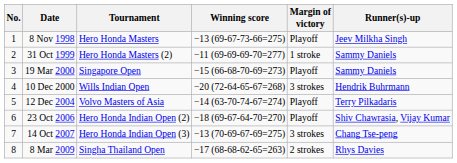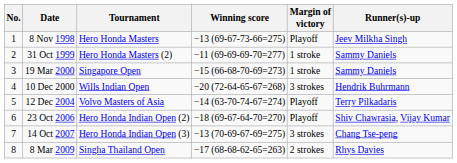(304, 71) Playoff -> (305, 71) 1 stroke
